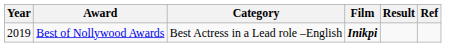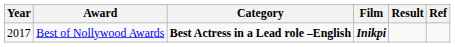(19, 32) 2019 -> (19, 32) 2017
(256, 32) normal -> (260, 32) bold
